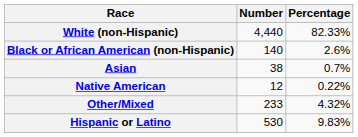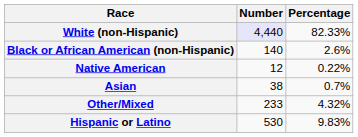(268, 31) no background -> (268, 31) lavender background
rows swapped: (121, 86) <-> (121, 68)
